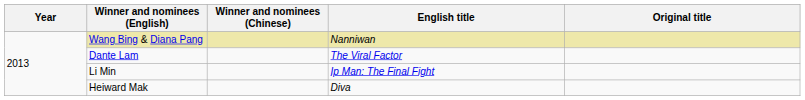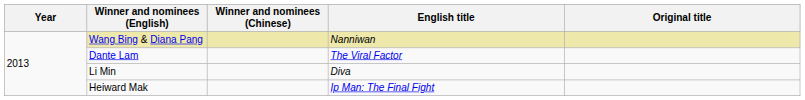(382, 71) Ip Man: The Final Fight -> (341, 71) Diva
(341, 87) Diva -> (382, 87) Ip Man: The Final Fight
